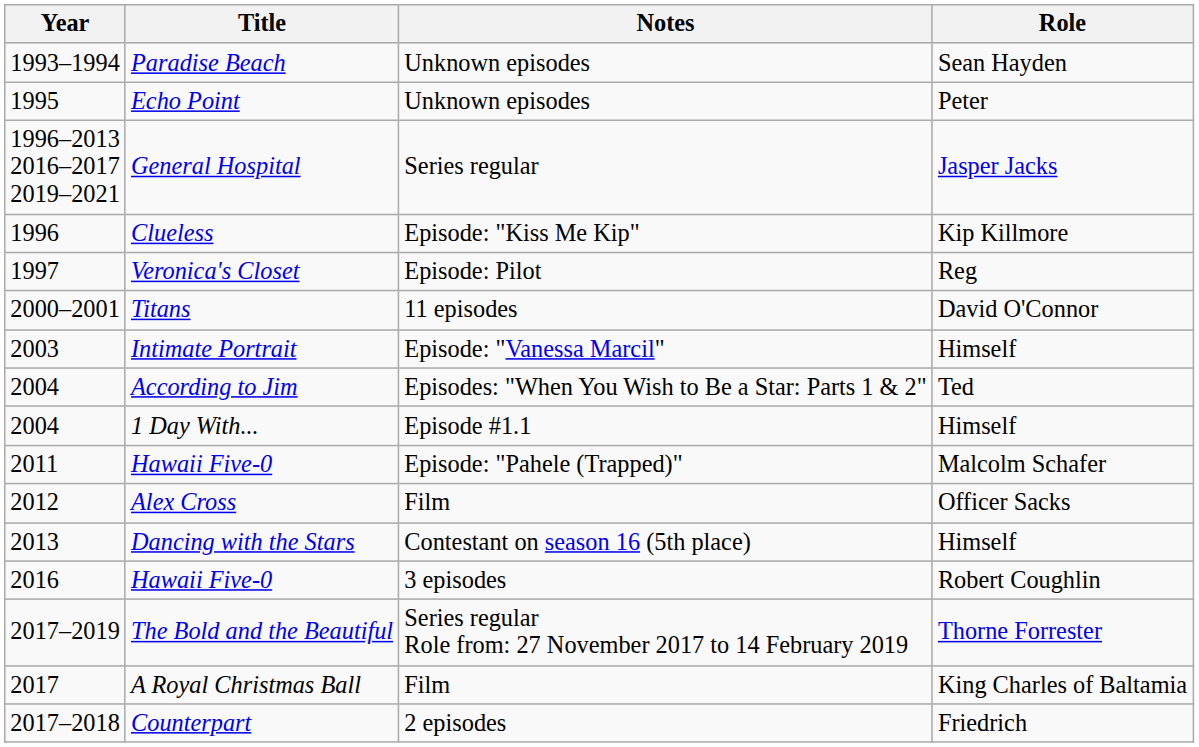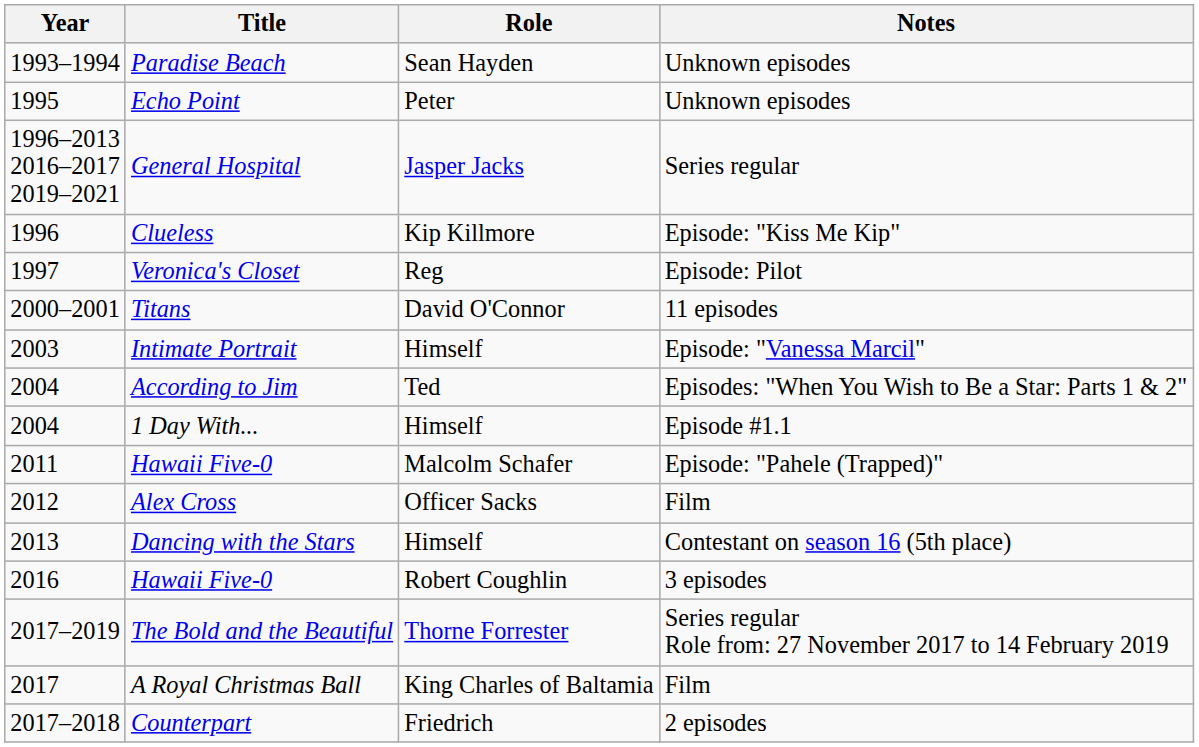columns swapped: (1063, 23) <-> (665, 23)
